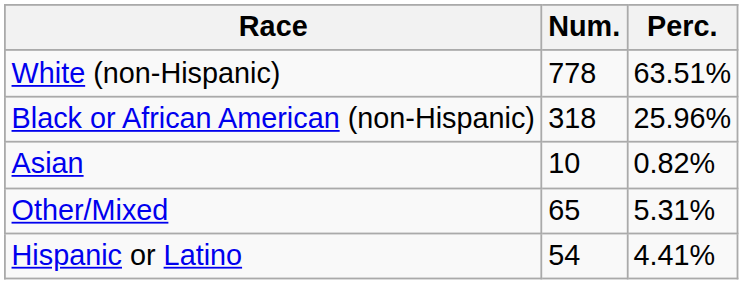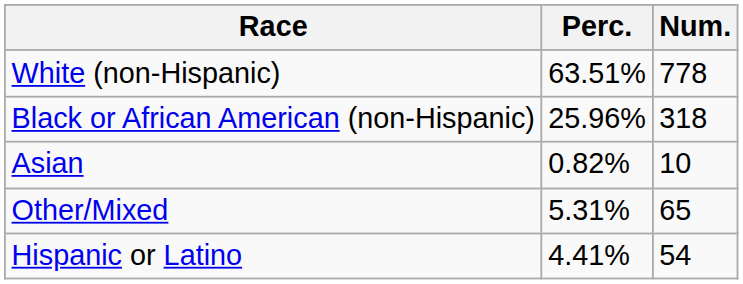columns swapped: (584, 27) <-> (682, 27)
